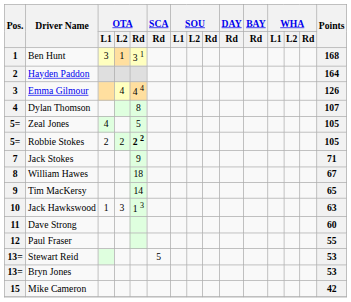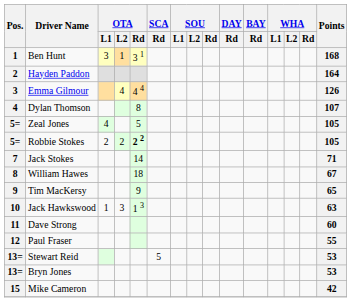(138, 158) 9 -> (138, 158) 14
(138, 190) 14 -> (138, 190) 9
